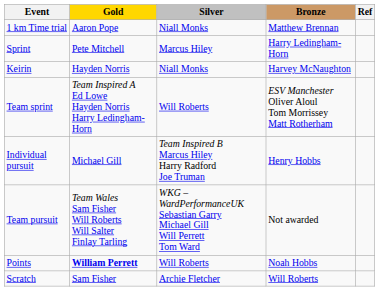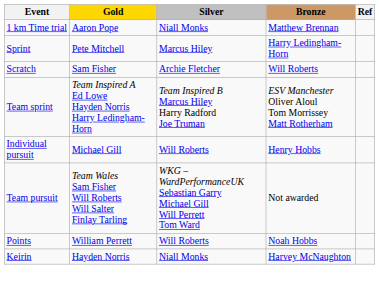rows swapped: (19, 69) <-> (21, 278)
(184, 107) Will Roberts -> (191, 107) Team Inspired B Marcus Hiley Harry Radford Joe Truman
(191, 161) Team Inspired B Marcus Hiley Harry Radford Joe Truman -> (184, 150) Will Roberts
(105, 263) bold -> (102, 241) normal
